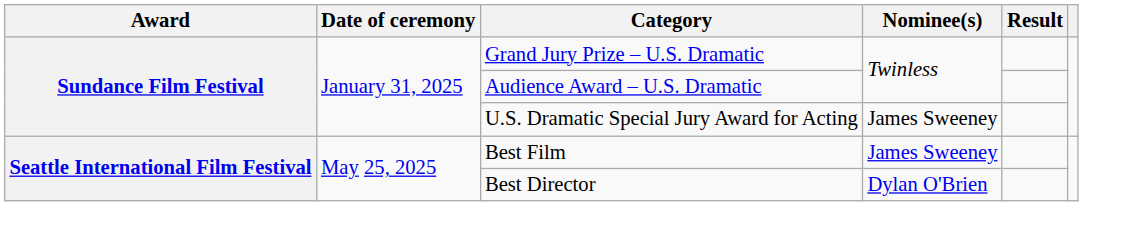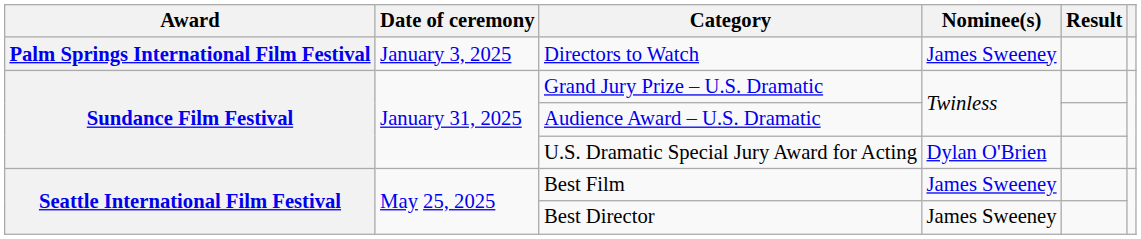+ row: (621, 53)
(932, 119) James Sweeney -> (987, 151) Dylan O'Brien
(927, 184) Dylan O'Brien -> (992, 217) James Sweeney
